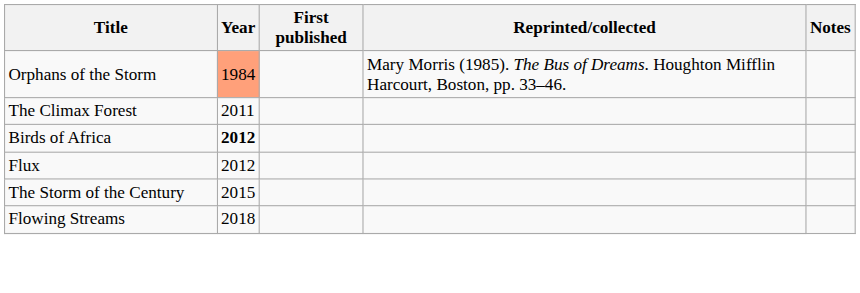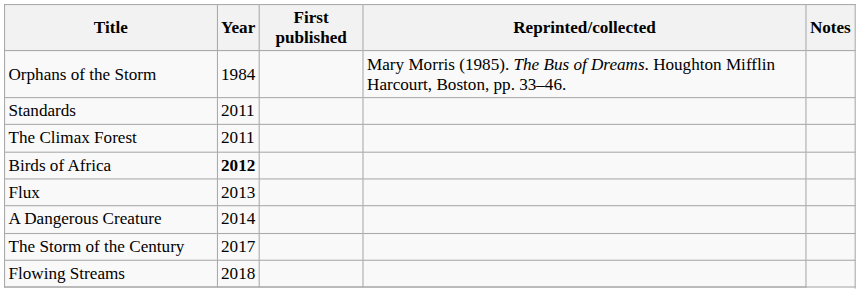(238, 74) lightsalmon background -> (238, 74) no background
+ row: (42, 110)
(238, 165) 2012 -> (238, 192) 2013
+ row: (85, 219)
(238, 192) 2015 -> (238, 246) 2017
